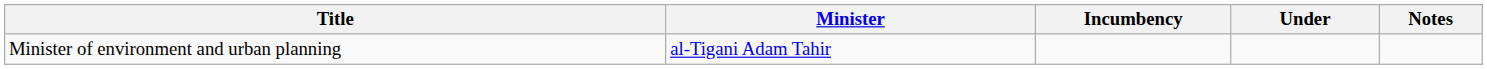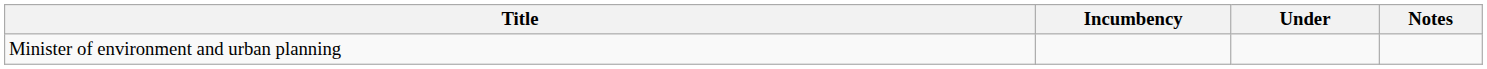- column: (851, 19)
